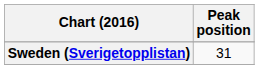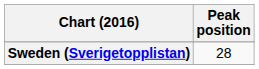(224, 53) 31 -> (224, 53) 28
